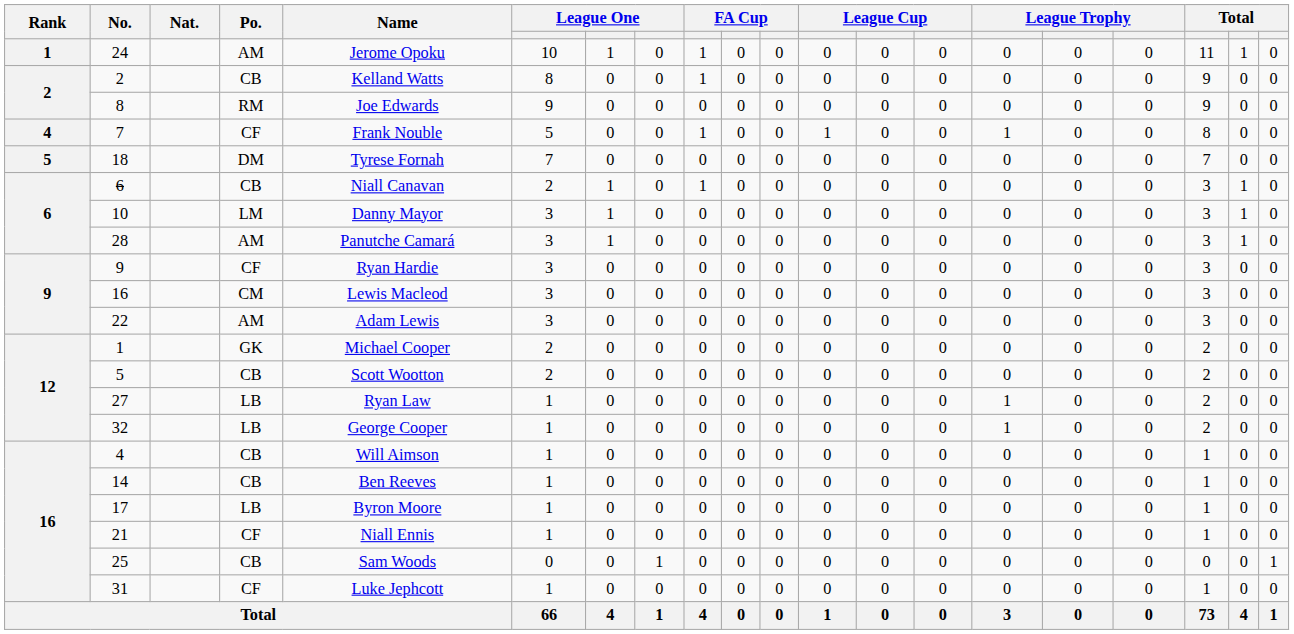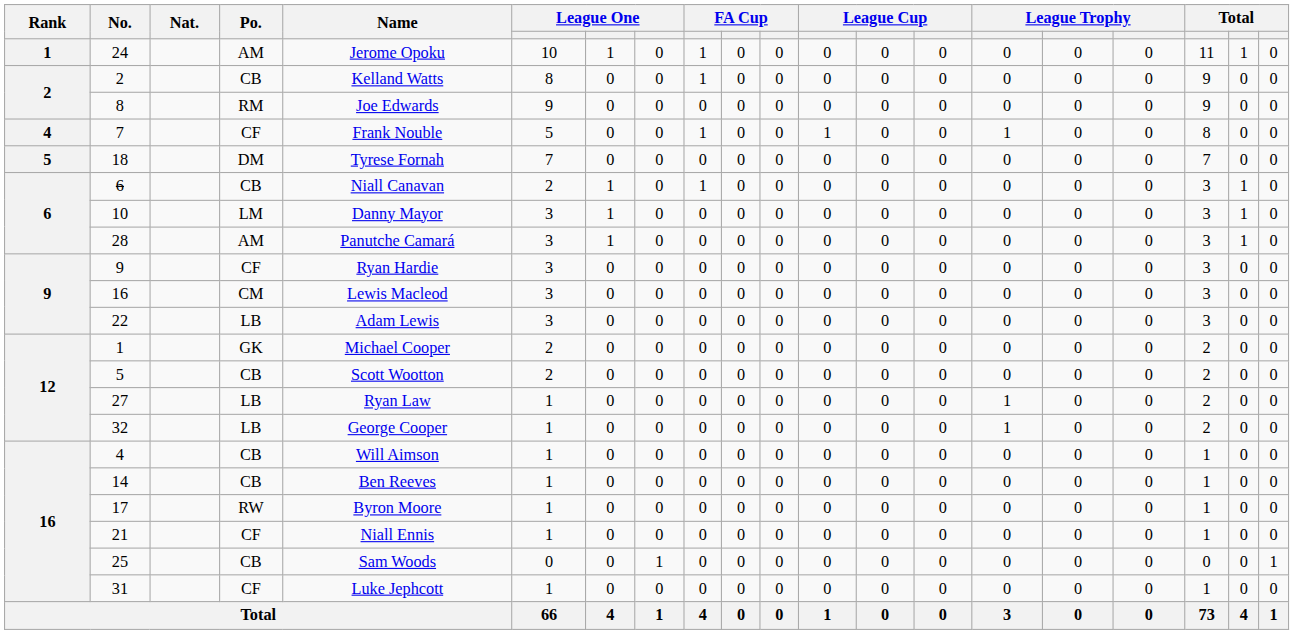(251, 320) AM -> (251, 320) LB
(251, 508) LB -> (251, 508) RW
